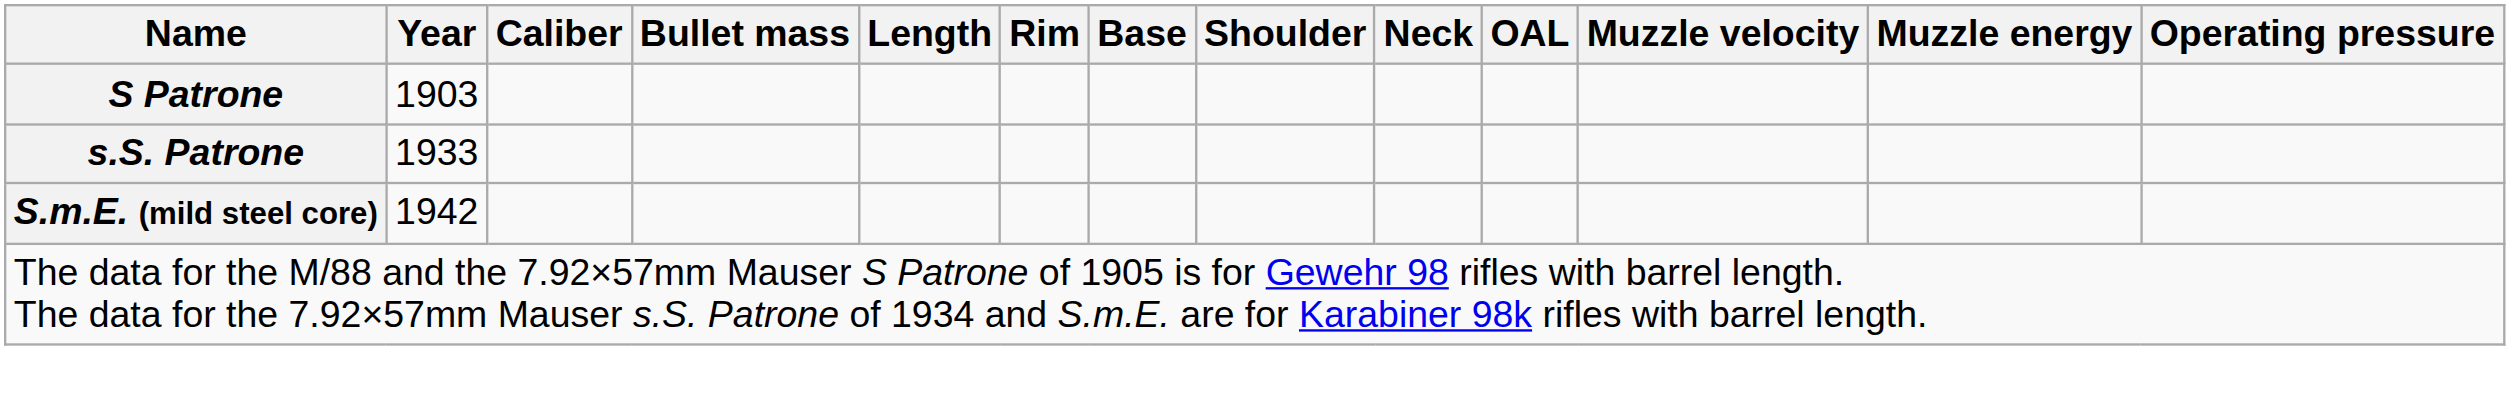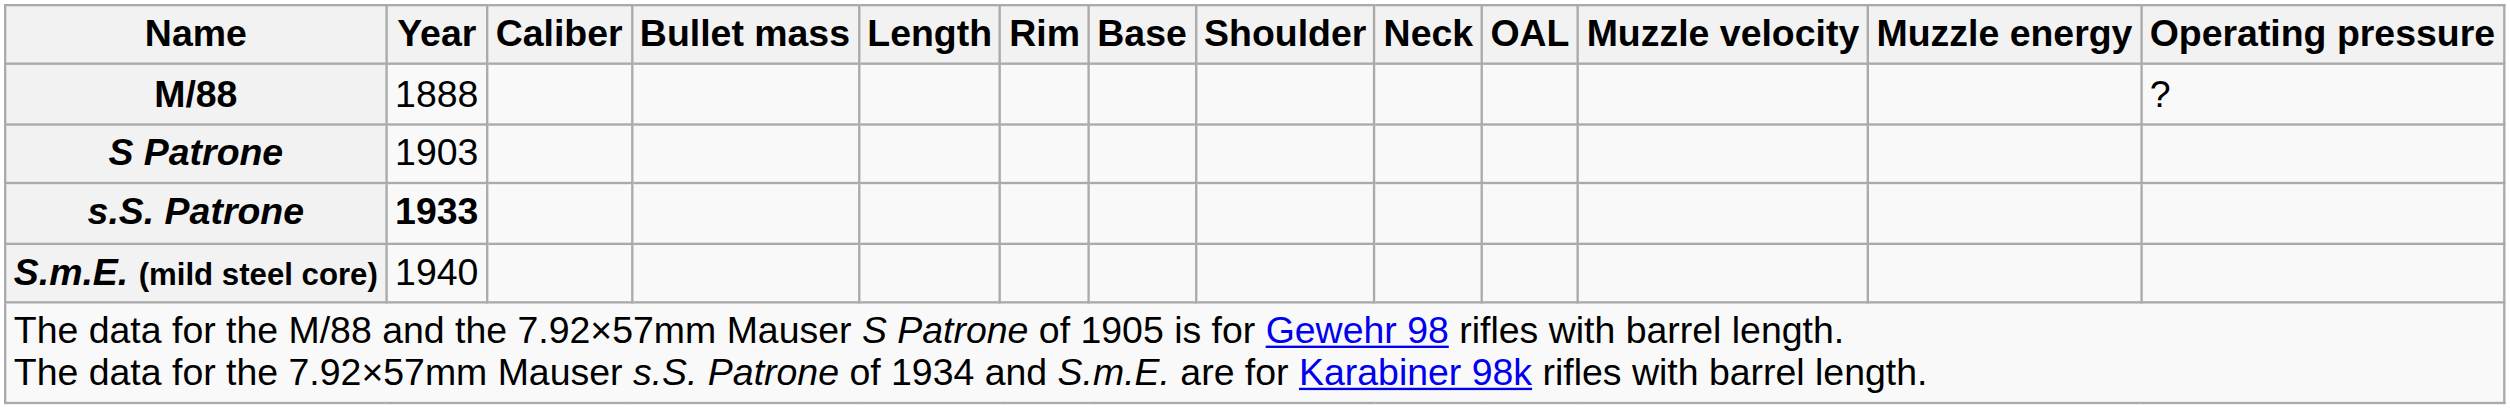+ row: (196, 93)
(437, 152) normal -> (437, 212) bold
(437, 212) 1942 -> (437, 271) 1940
